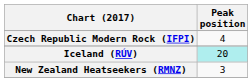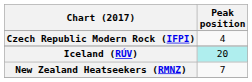(223, 69) 3 -> (223, 69) 7
